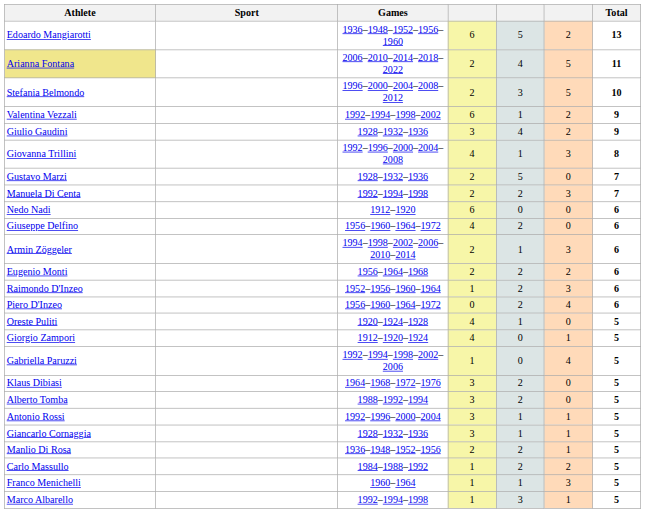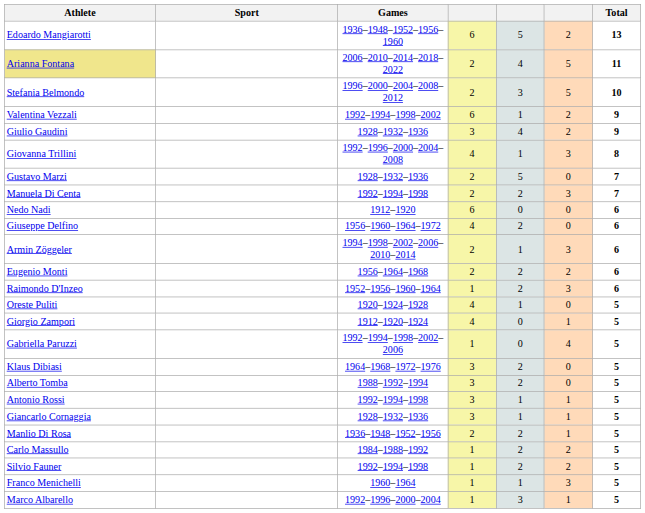- row: (34, 305)
(393, 417) 1992–1996–2000–2004 -> (393, 400) 1992–1994–1998
+ row: (34, 466)
(393, 500) 1992–1994–1998 -> (393, 500) 1992–1996–2000–2004
